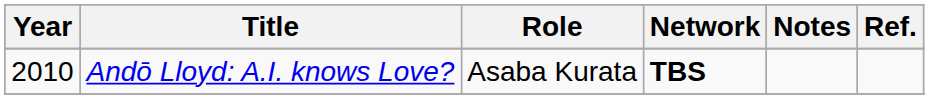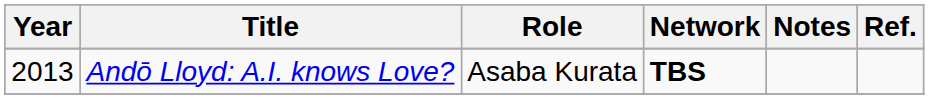(42, 71) 2010 -> (42, 71) 2013
